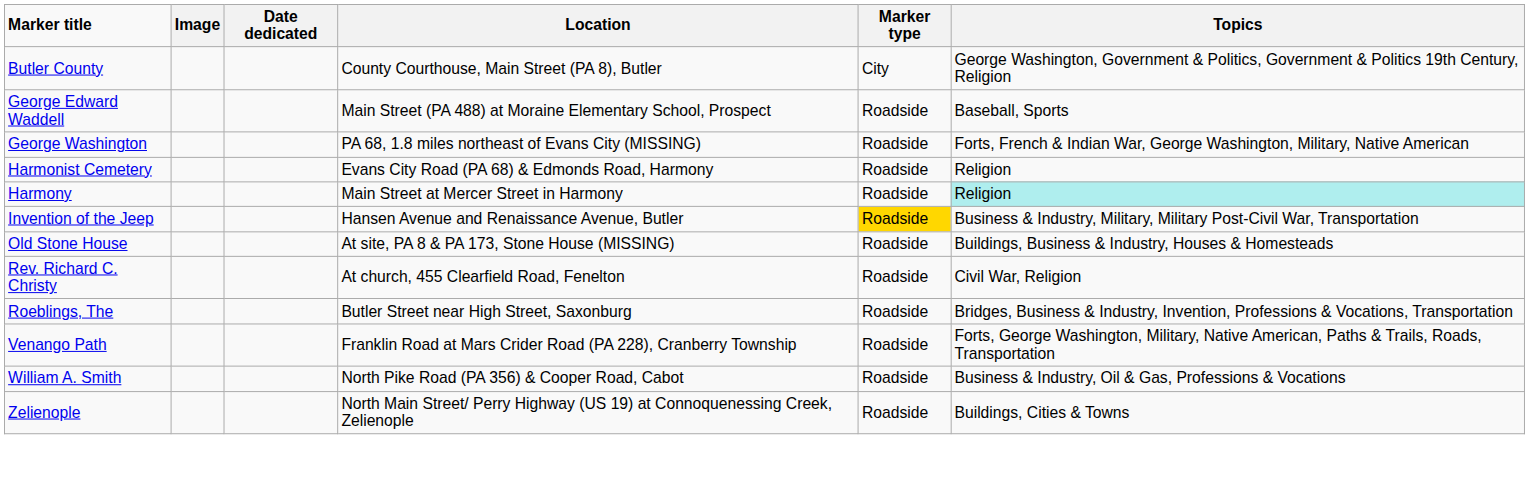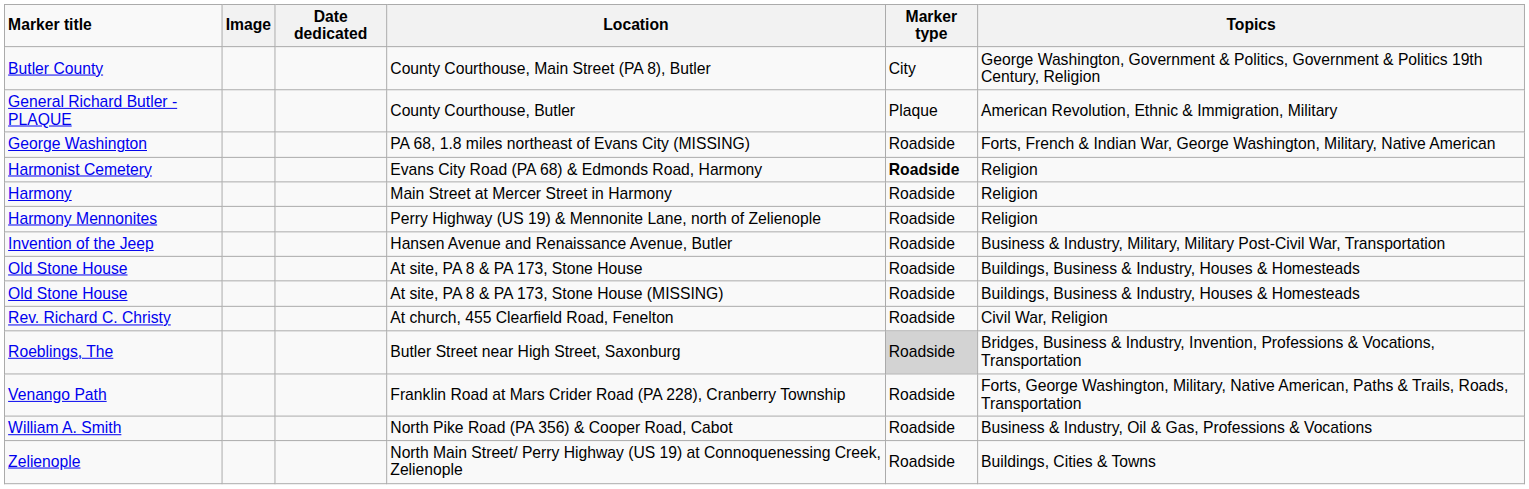+ row: (483, 110)
- row: (556, 110)
(895, 169) normal -> (924, 169) bold
(983, 194) paleturquoise background -> (1009, 194) no background
+ row: (606, 219)
(895, 219) gold background -> (922, 243) no background
+ row: (516, 268)
(895, 311) no background -> (922, 352) lightgrey background
